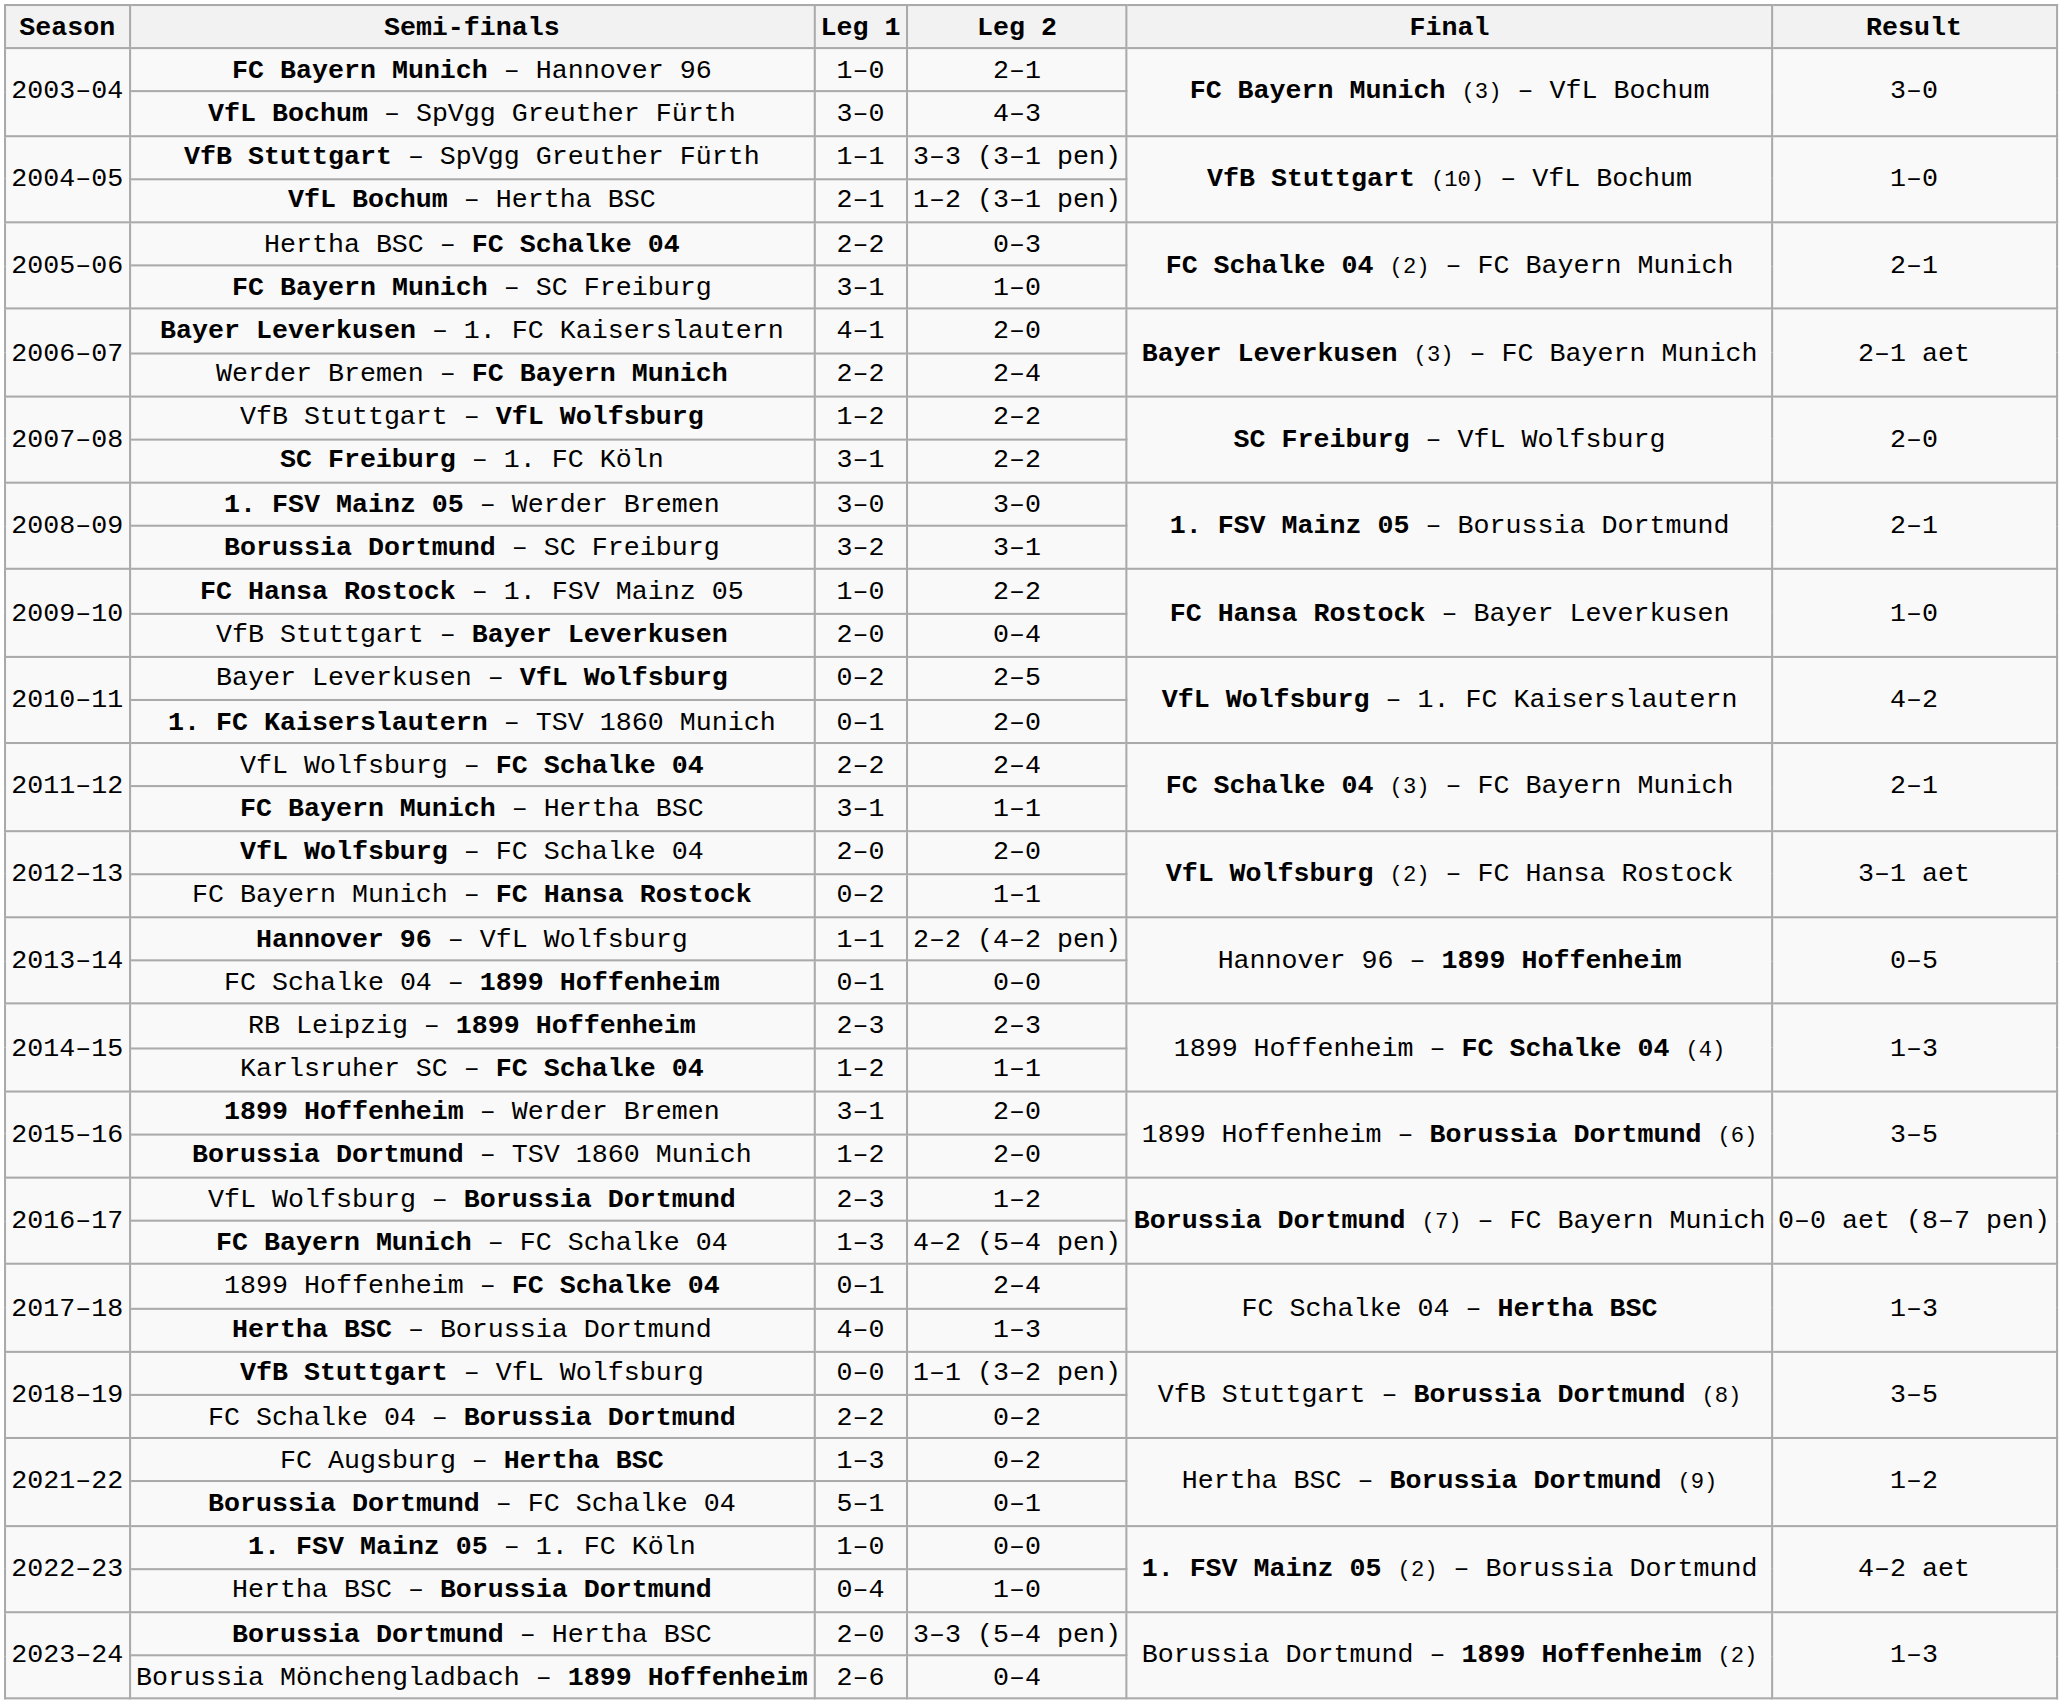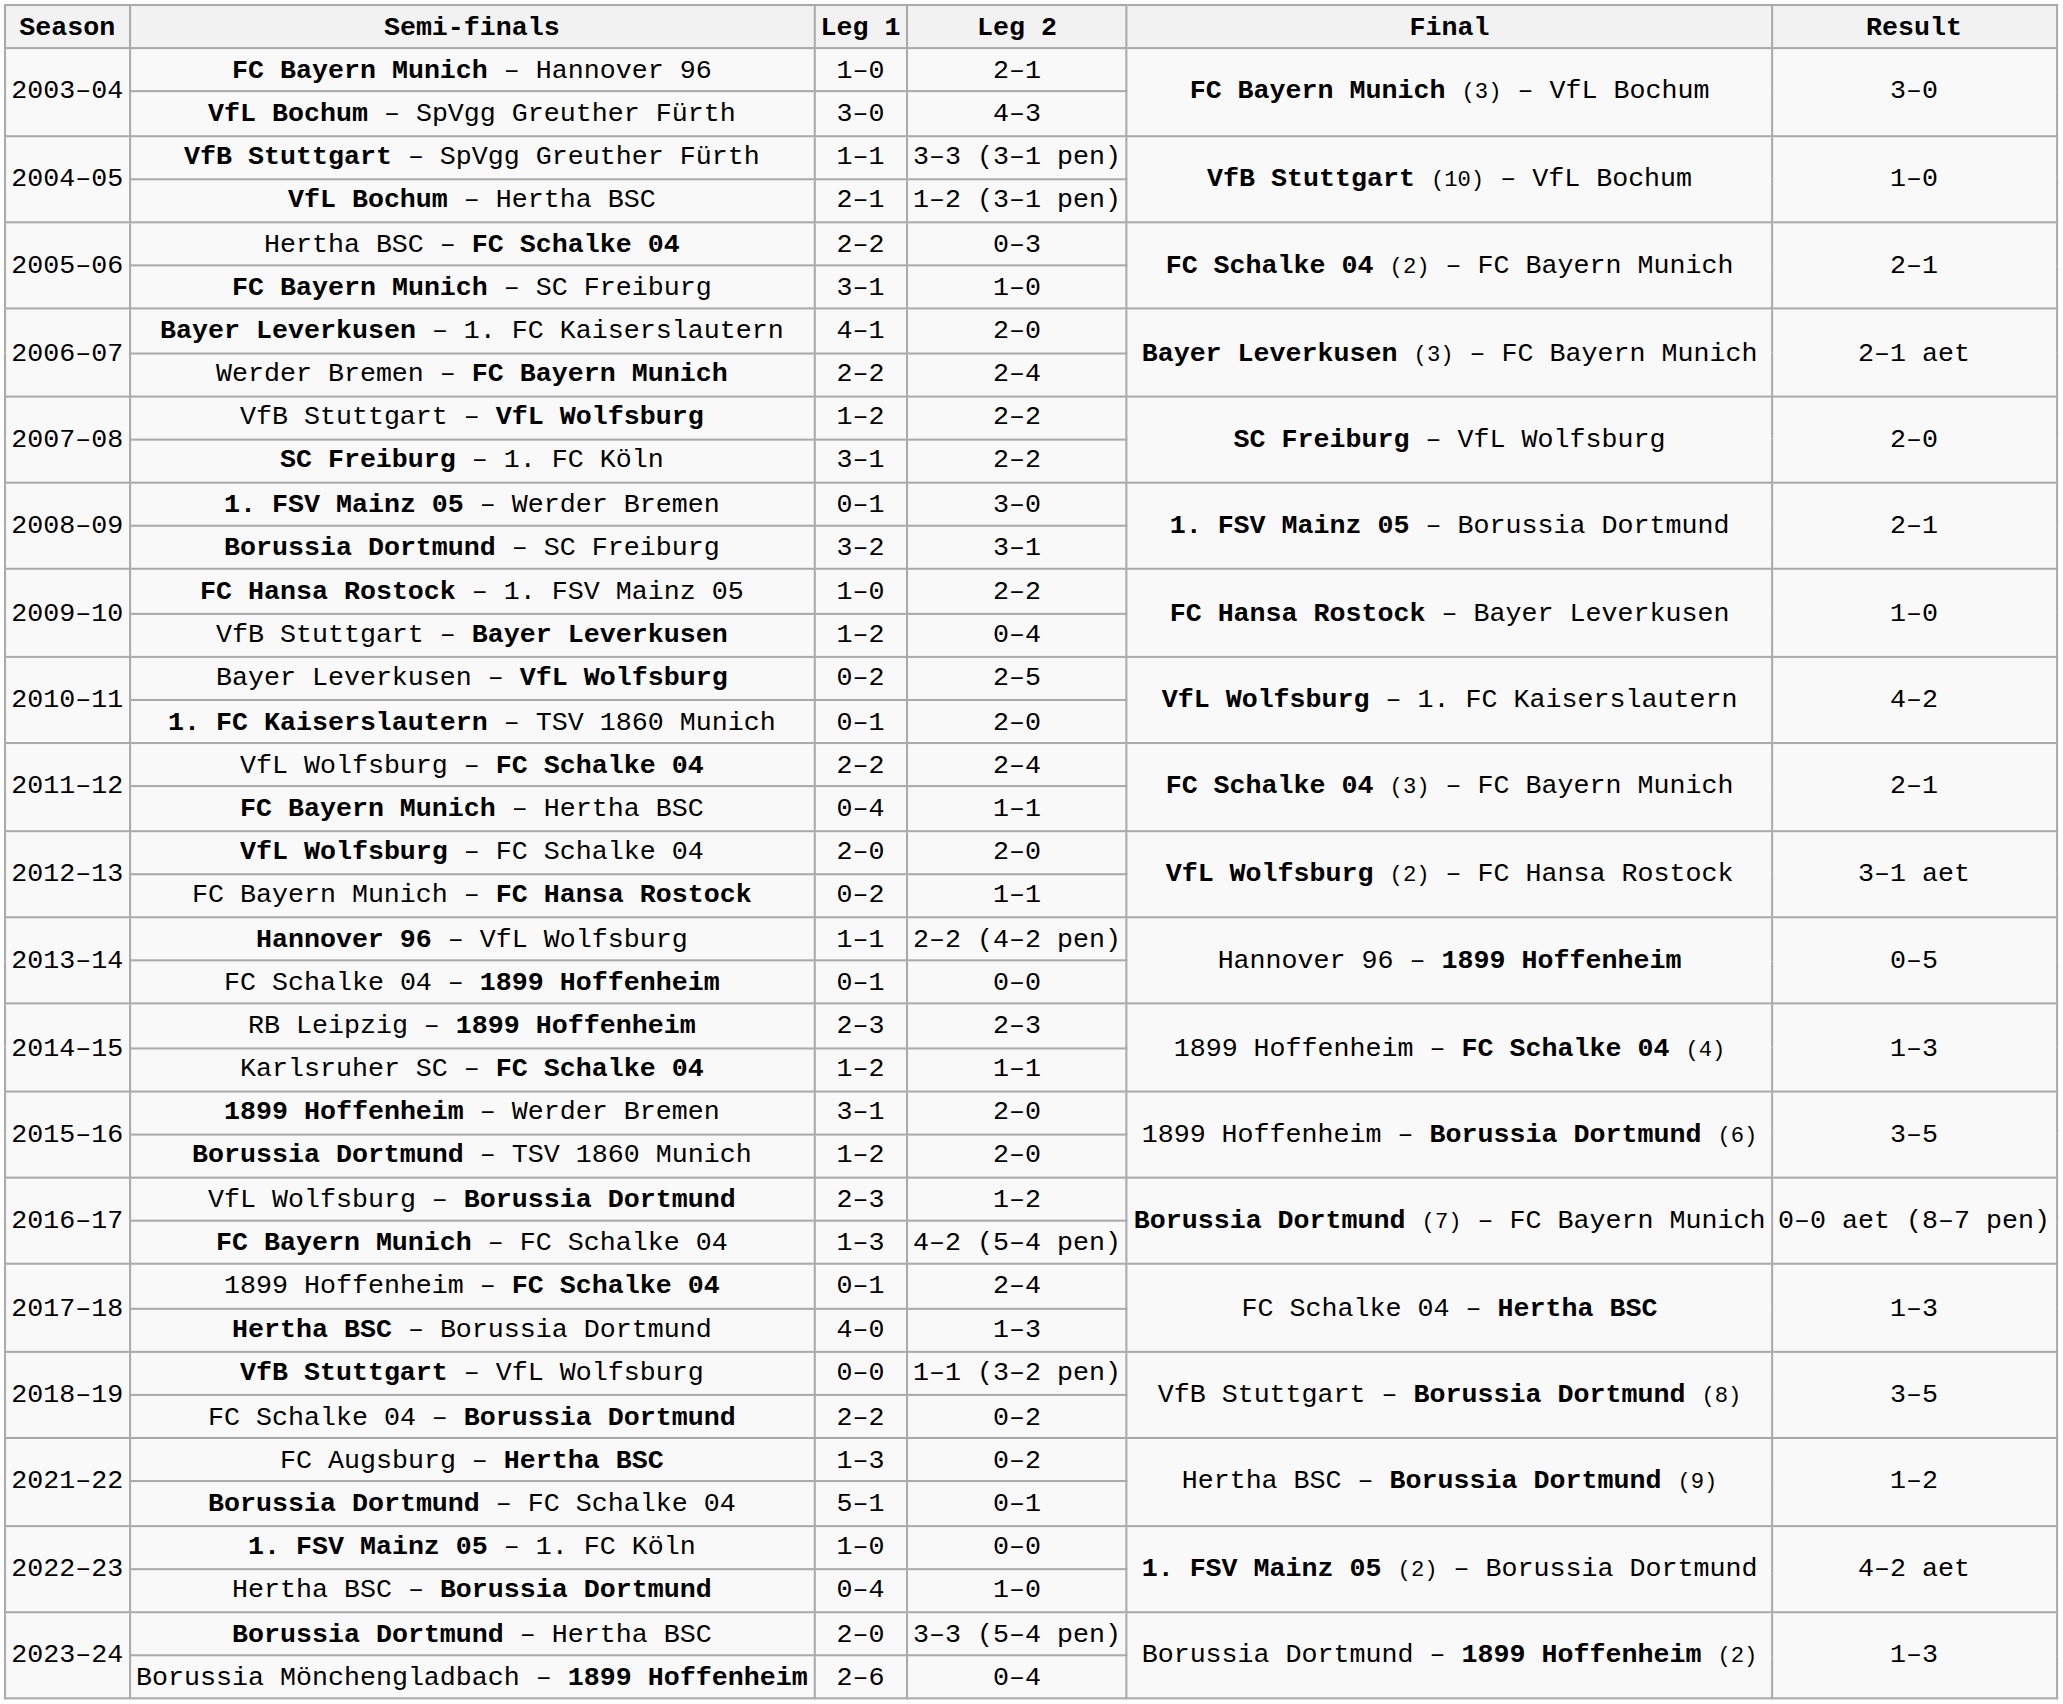(860, 505) 3–0 -> (860, 505) 0–1
(860, 635) 2–0 -> (860, 635) 1–2
(860, 809) 3–1 -> (860, 809) 0–4
